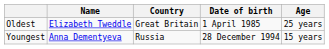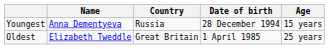rows swapped: (26, 37) <-> (21, 24)
